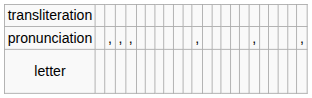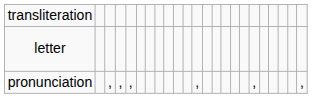rows swapped: (50, 71) <-> (50, 37)
